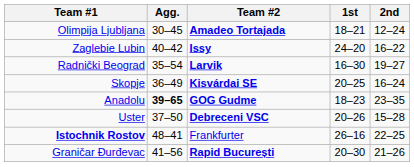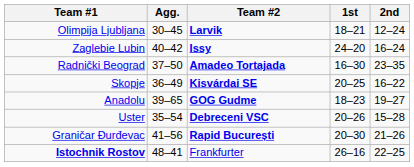(237, 30) Amadeo Tortajada -> (206, 30) Larvik
(389, 48) 16–22 -> (389, 48) 16–24
(167, 65) 35–54 -> (167, 65) 37–50
(206, 65) Larvik -> (237, 65) Amadeo Tortajada
(389, 65) 19–27 -> (389, 65) 23–35
(389, 83) 16–24 -> (389, 83) 16–22
(167, 100) bold -> (167, 100) normal
(389, 100) 23–35 -> (389, 100) 19–27
(167, 118) 37–50 -> (167, 118) 35–54
rows swapped: (100, 135) <-> (99, 153)
